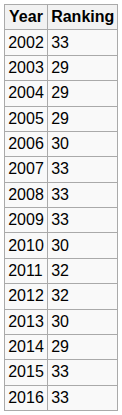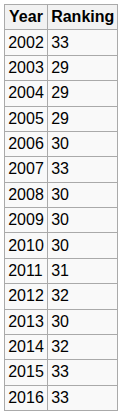(60, 194) 33 -> (60, 194) 30
(60, 220) 33 -> (60, 220) 30
(60, 270) 32 -> (60, 270) 31
(60, 347) 29 -> (60, 347) 32
